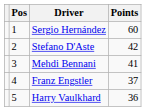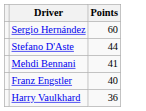- column: (19, 13)
(133, 47) 42 -> (113, 47) 44
(133, 81) 37 -> (113, 81) 40
